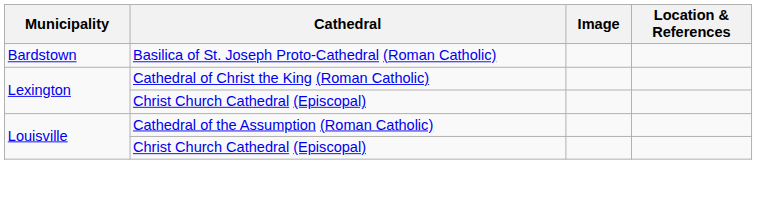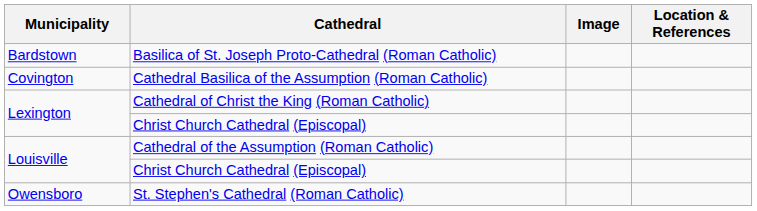+ row: (41, 78)
+ row: (45, 194)
